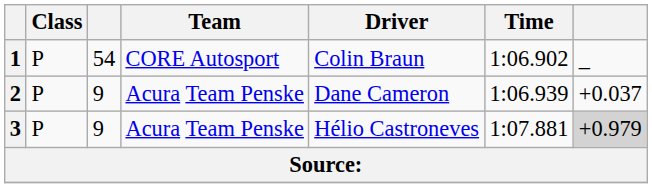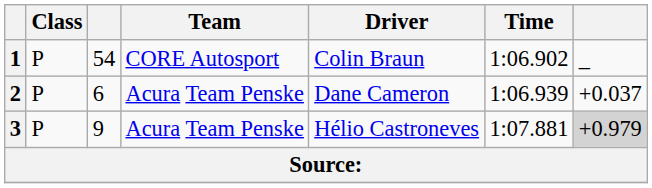(98, 93) 9 -> (98, 93) 6
